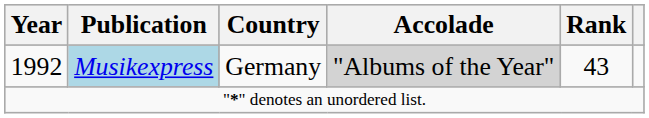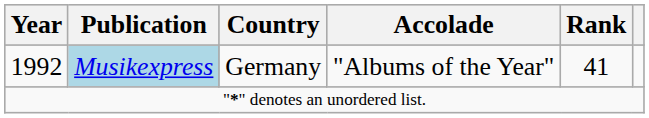(444, 65) lightgrey background -> (444, 65) no background
(596, 65) 43 -> (596, 65) 41
